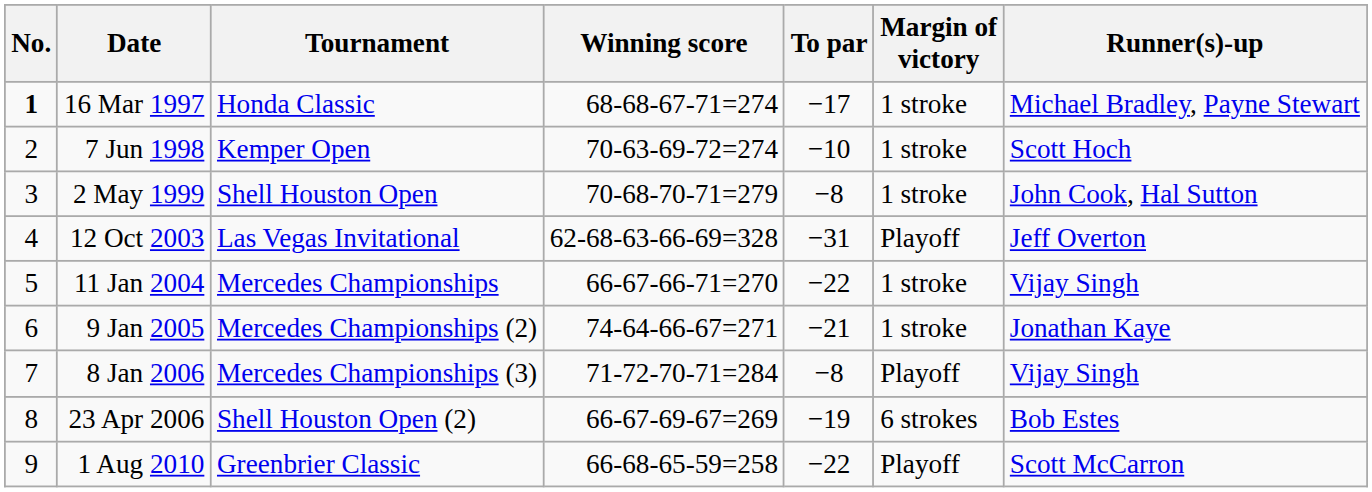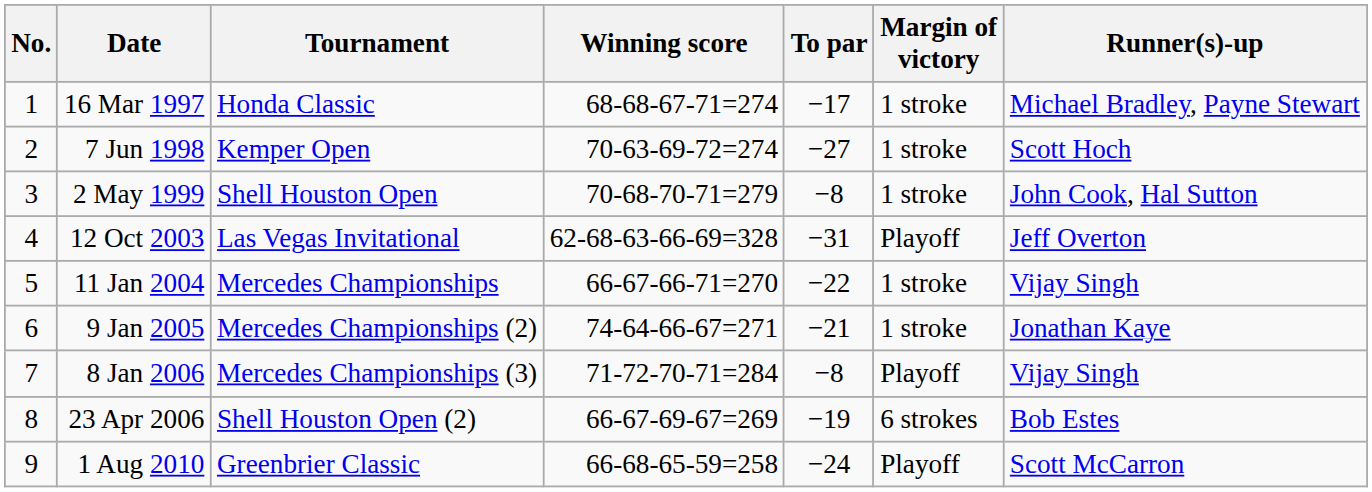(31, 104) bold -> (31, 104) normal
(829, 149) −10 -> (829, 149) −27
(829, 463) −22 -> (829, 463) −24
